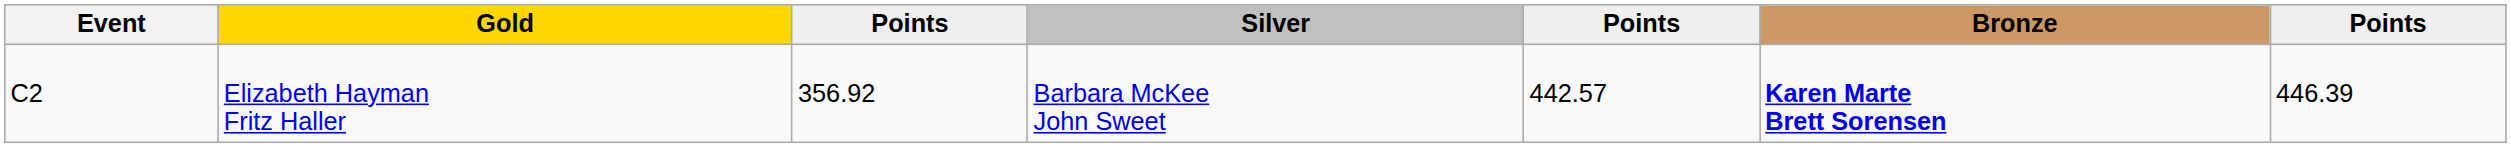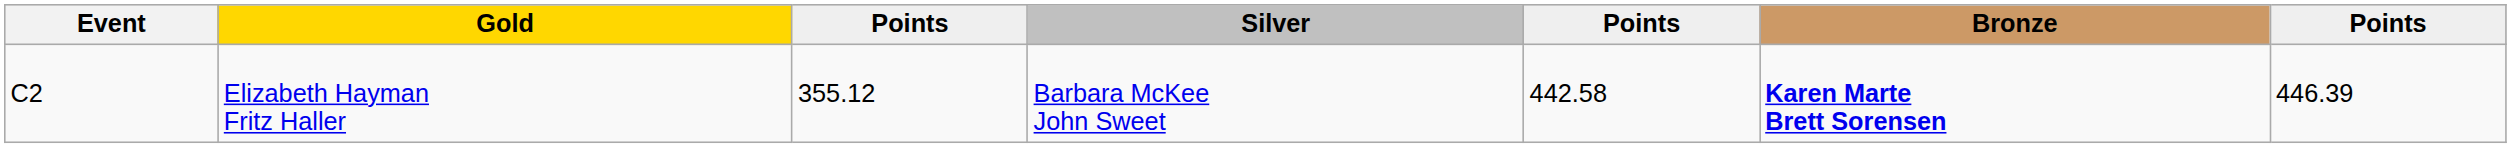(837, 93) 356.92 -> (837, 93) 355.12
(1568, 93) 442.57 -> (1568, 93) 442.58
